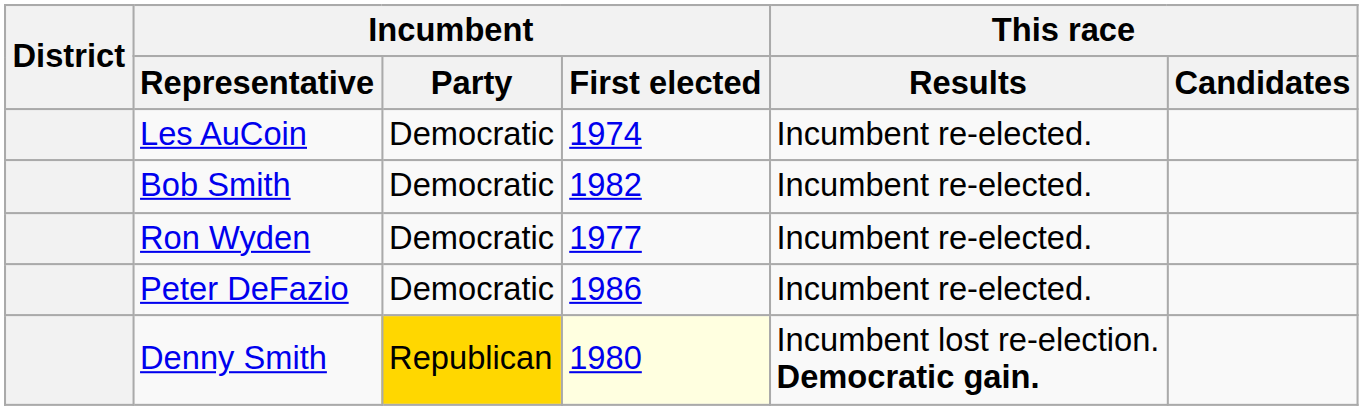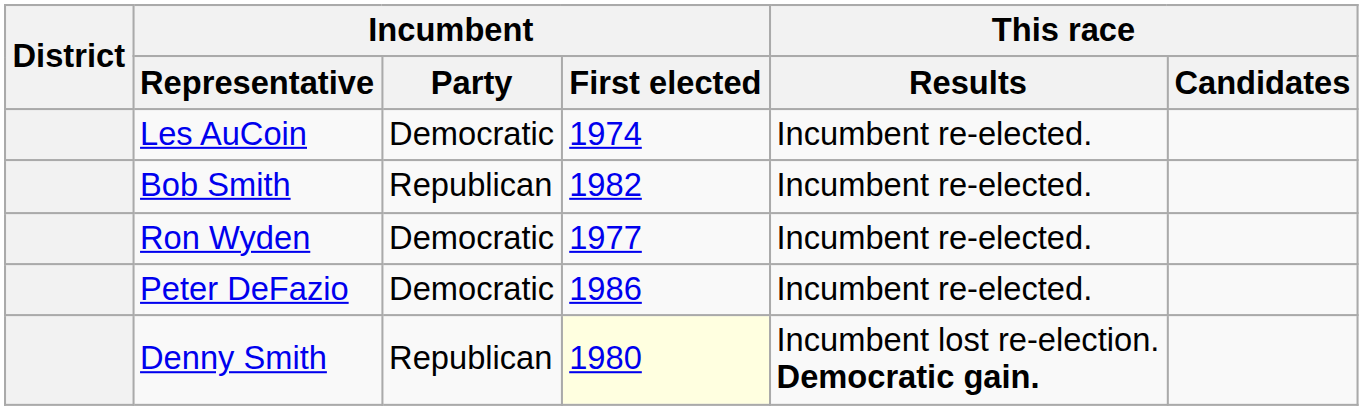(472, 185) Democratic -> (471, 185) Republican
(471, 359) gold background -> (471, 359) no background
